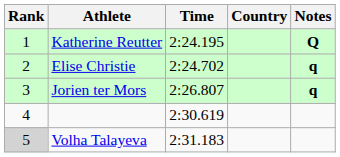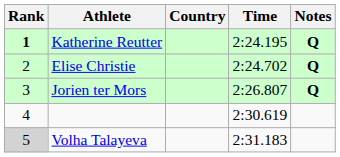columns swapped: (259, 16) <-> (197, 16)
(26, 41) normal -> (26, 41) bold
(313, 66) q -> (313, 66) Q
(313, 90) q -> (313, 90) Q
